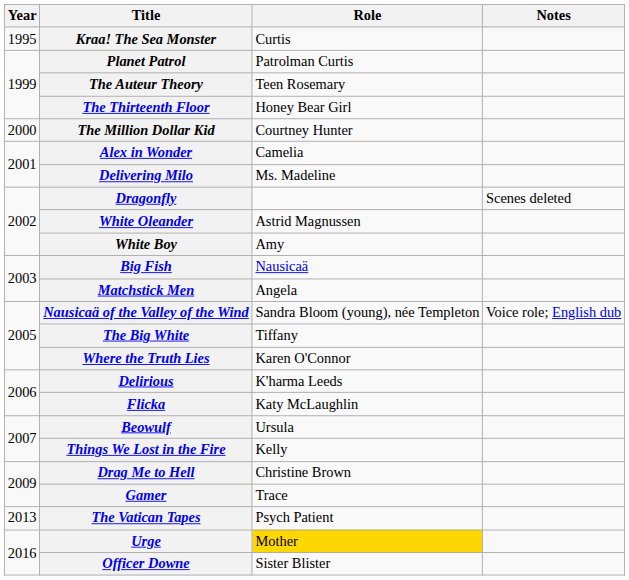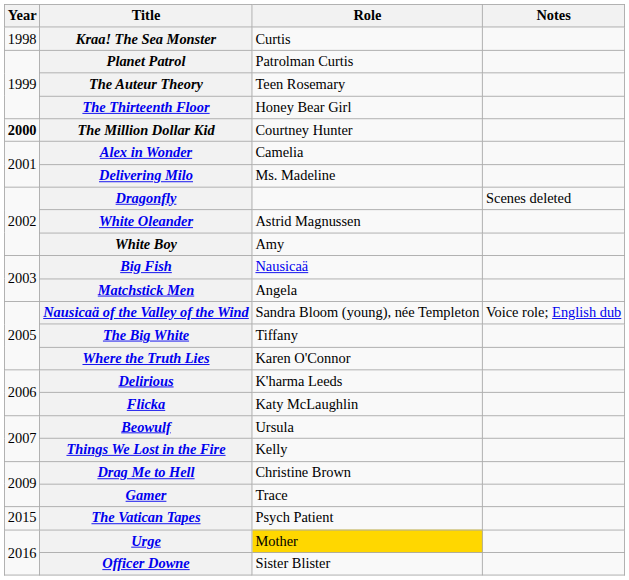(22, 38) 1995 -> (22, 38) 1998
(22, 130) normal -> (22, 130) bold
(22, 518) 2013 -> (22, 518) 2015
